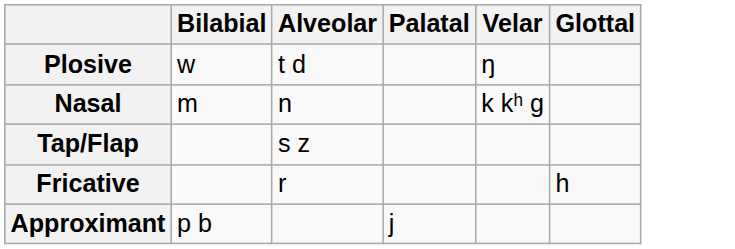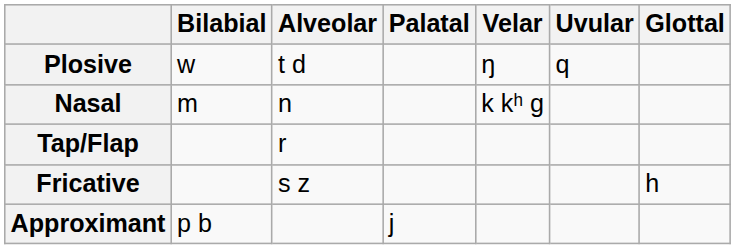+ column: (595, 24)
(294, 143) s z -> (282, 143) r
(282, 183) r -> (294, 183) s z
